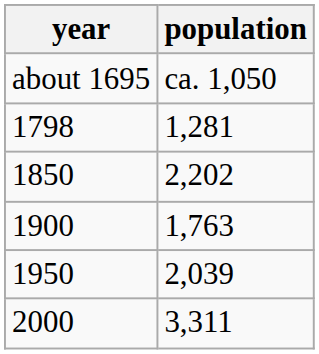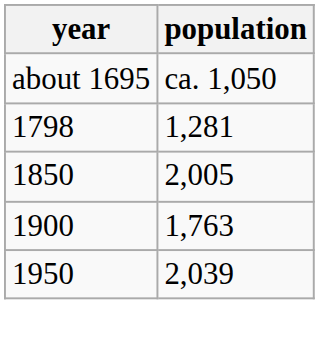(199, 175) 2,202 -> (199, 175) 2,005
- row: (43, 322)
